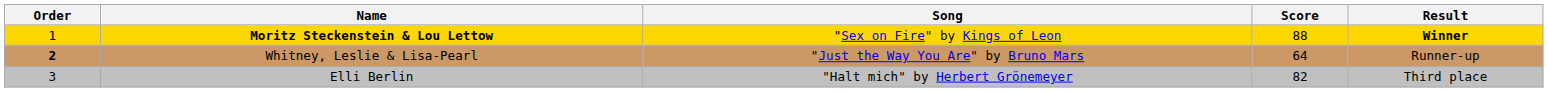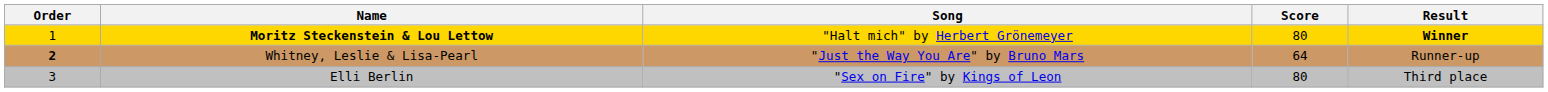(948, 35) "Sex on Fire" by Kings of Leon -> (948, 35) "Halt mich" by Herbert Grönemeyer
(1300, 35) 88 -> (1300, 35) 80
(948, 76) "Halt mich" by Herbert Grönemeyer -> (948, 76) "Sex on Fire" by Kings of Leon
(1300, 76) 82 -> (1300, 76) 80
